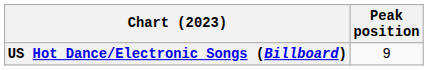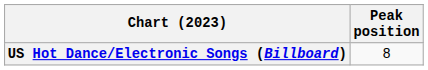(387, 54) 9 -> (387, 54) 8
